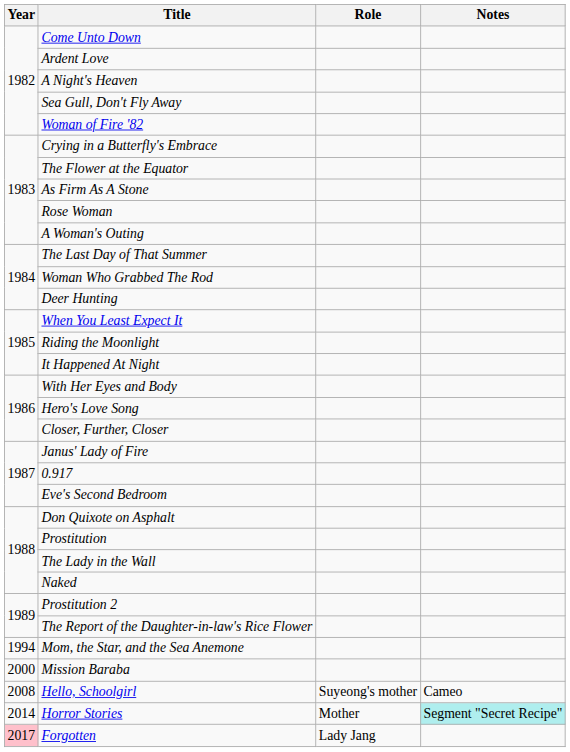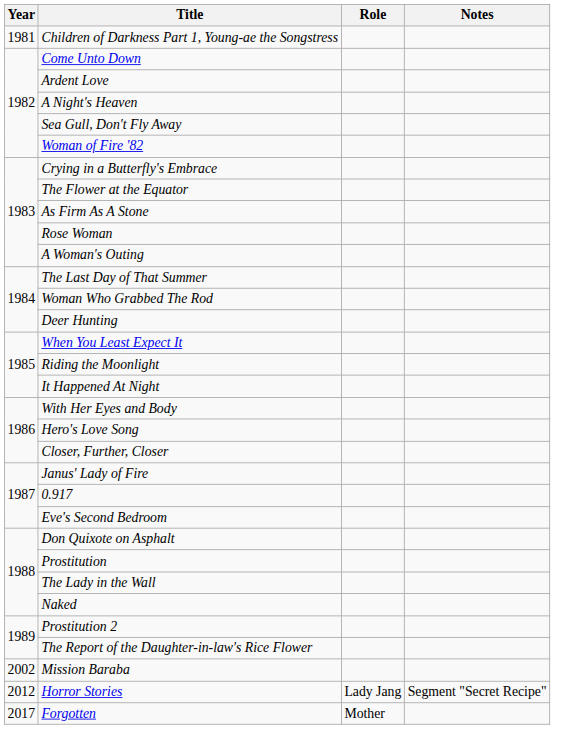+ row: (190, 37)
- row: (143, 648)
(21, 670) 2000 -> (21, 670) 2002
- row: (89, 691)
(21, 713) 2014 -> (21, 691) 2012
(339, 713) Mother -> (373, 691) Lady Jang
(493, 713) paleturquoise background -> (477, 691) no background
(21, 735) pink background -> (21, 713) no background
(347, 735) Lady Jang -> (365, 713) Mother
